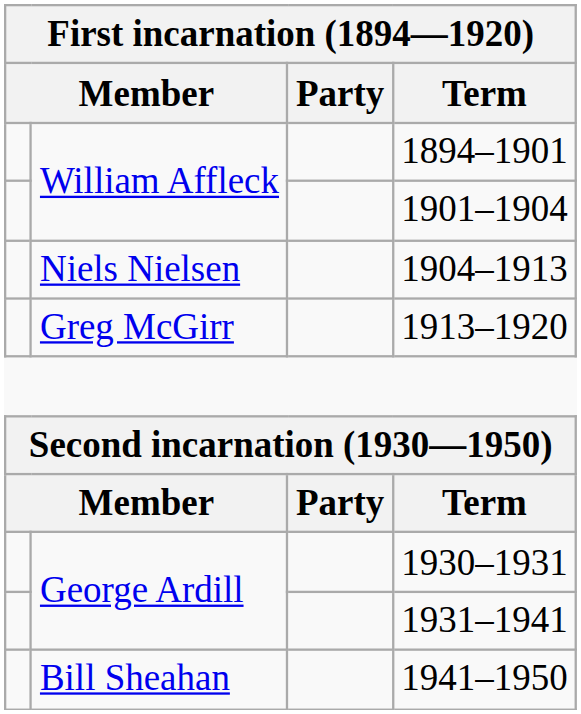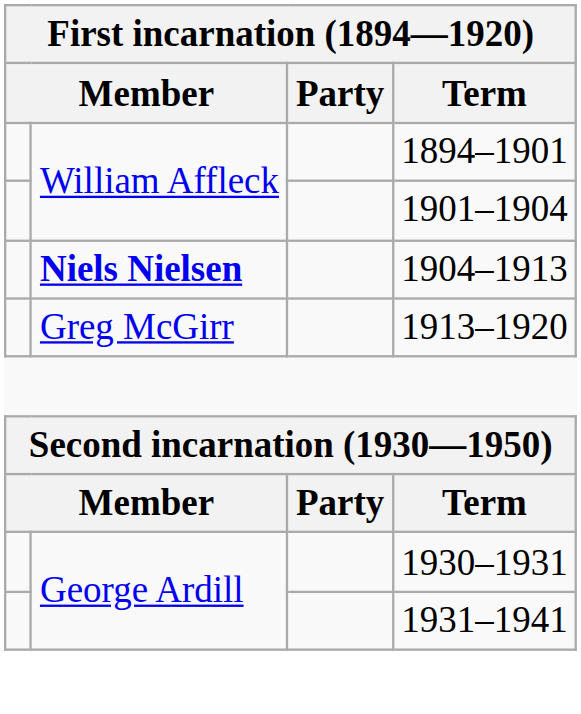(140, 268) normal -> (141, 268) bold
- row: (484, 678)
